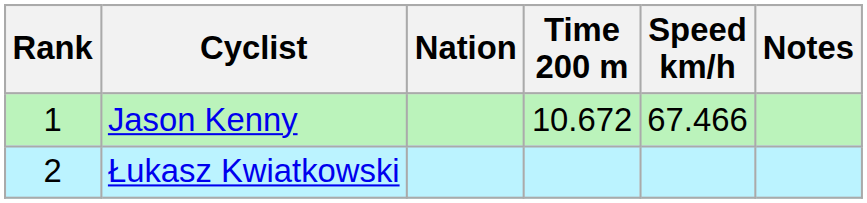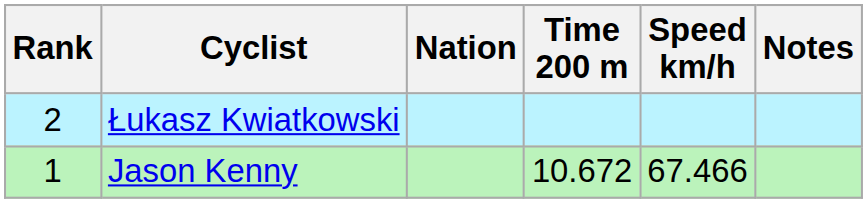rows swapped: (203, 119) <-> (254, 171)
